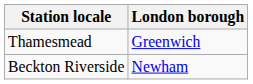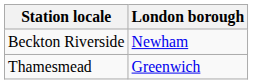rows swapped: (66, 66) <-> (50, 41)
